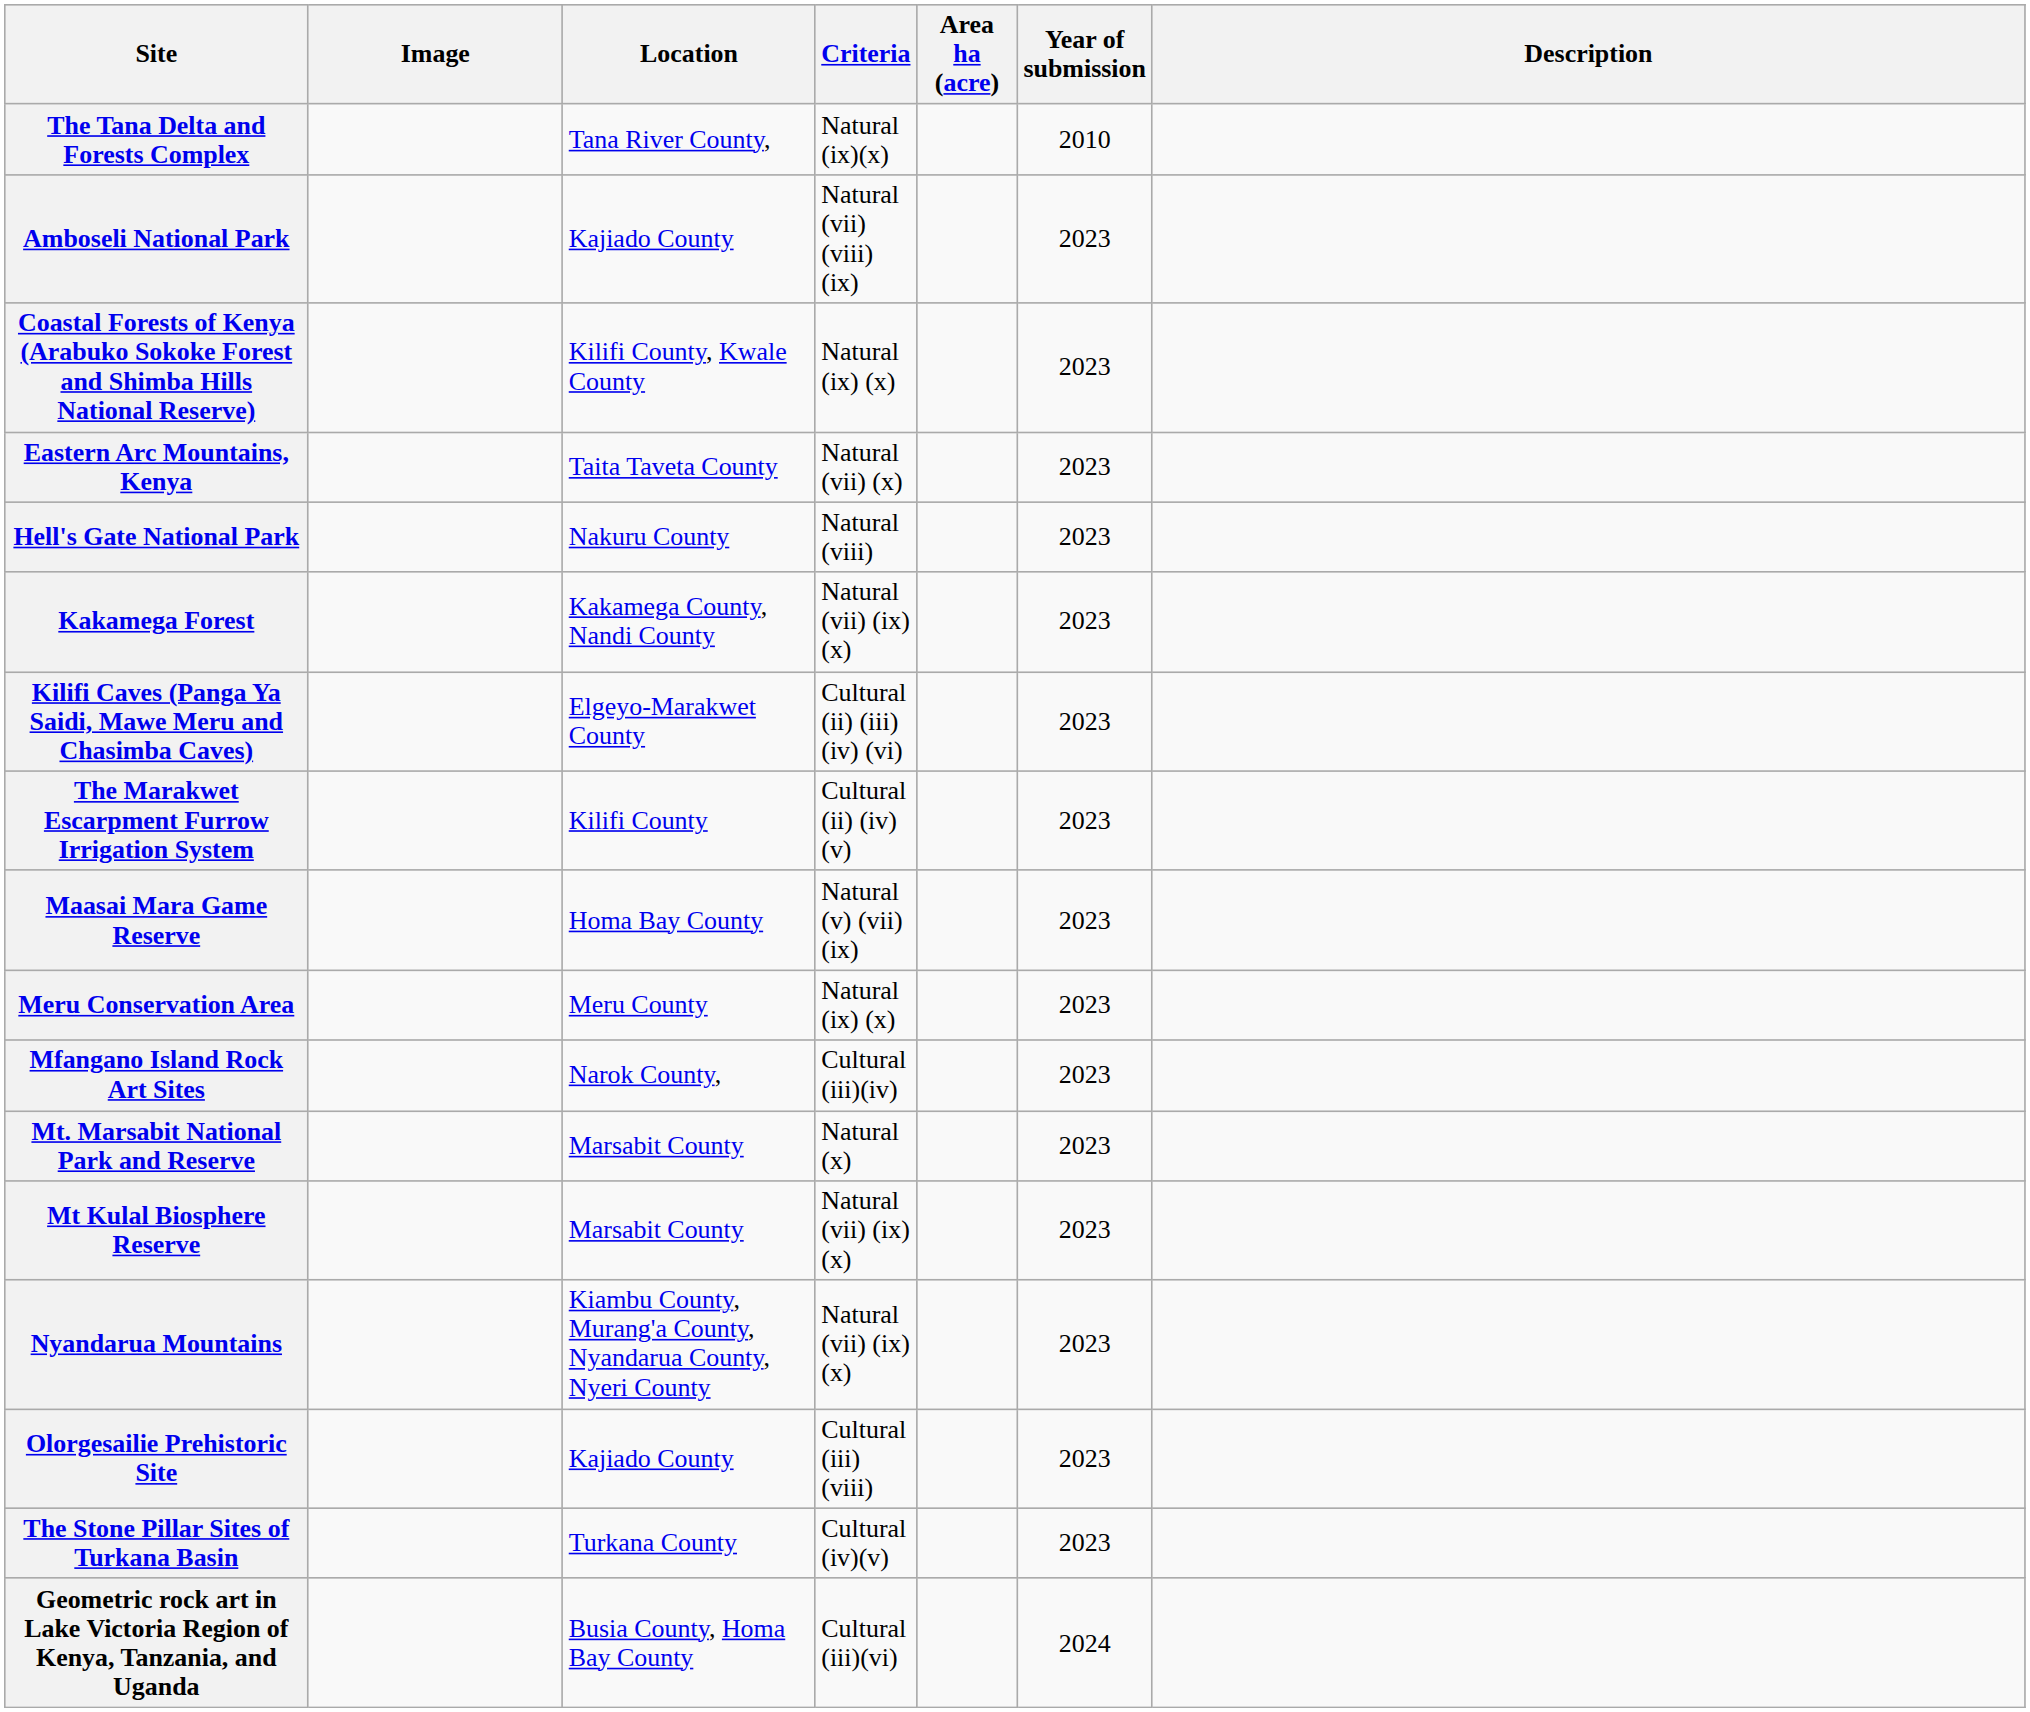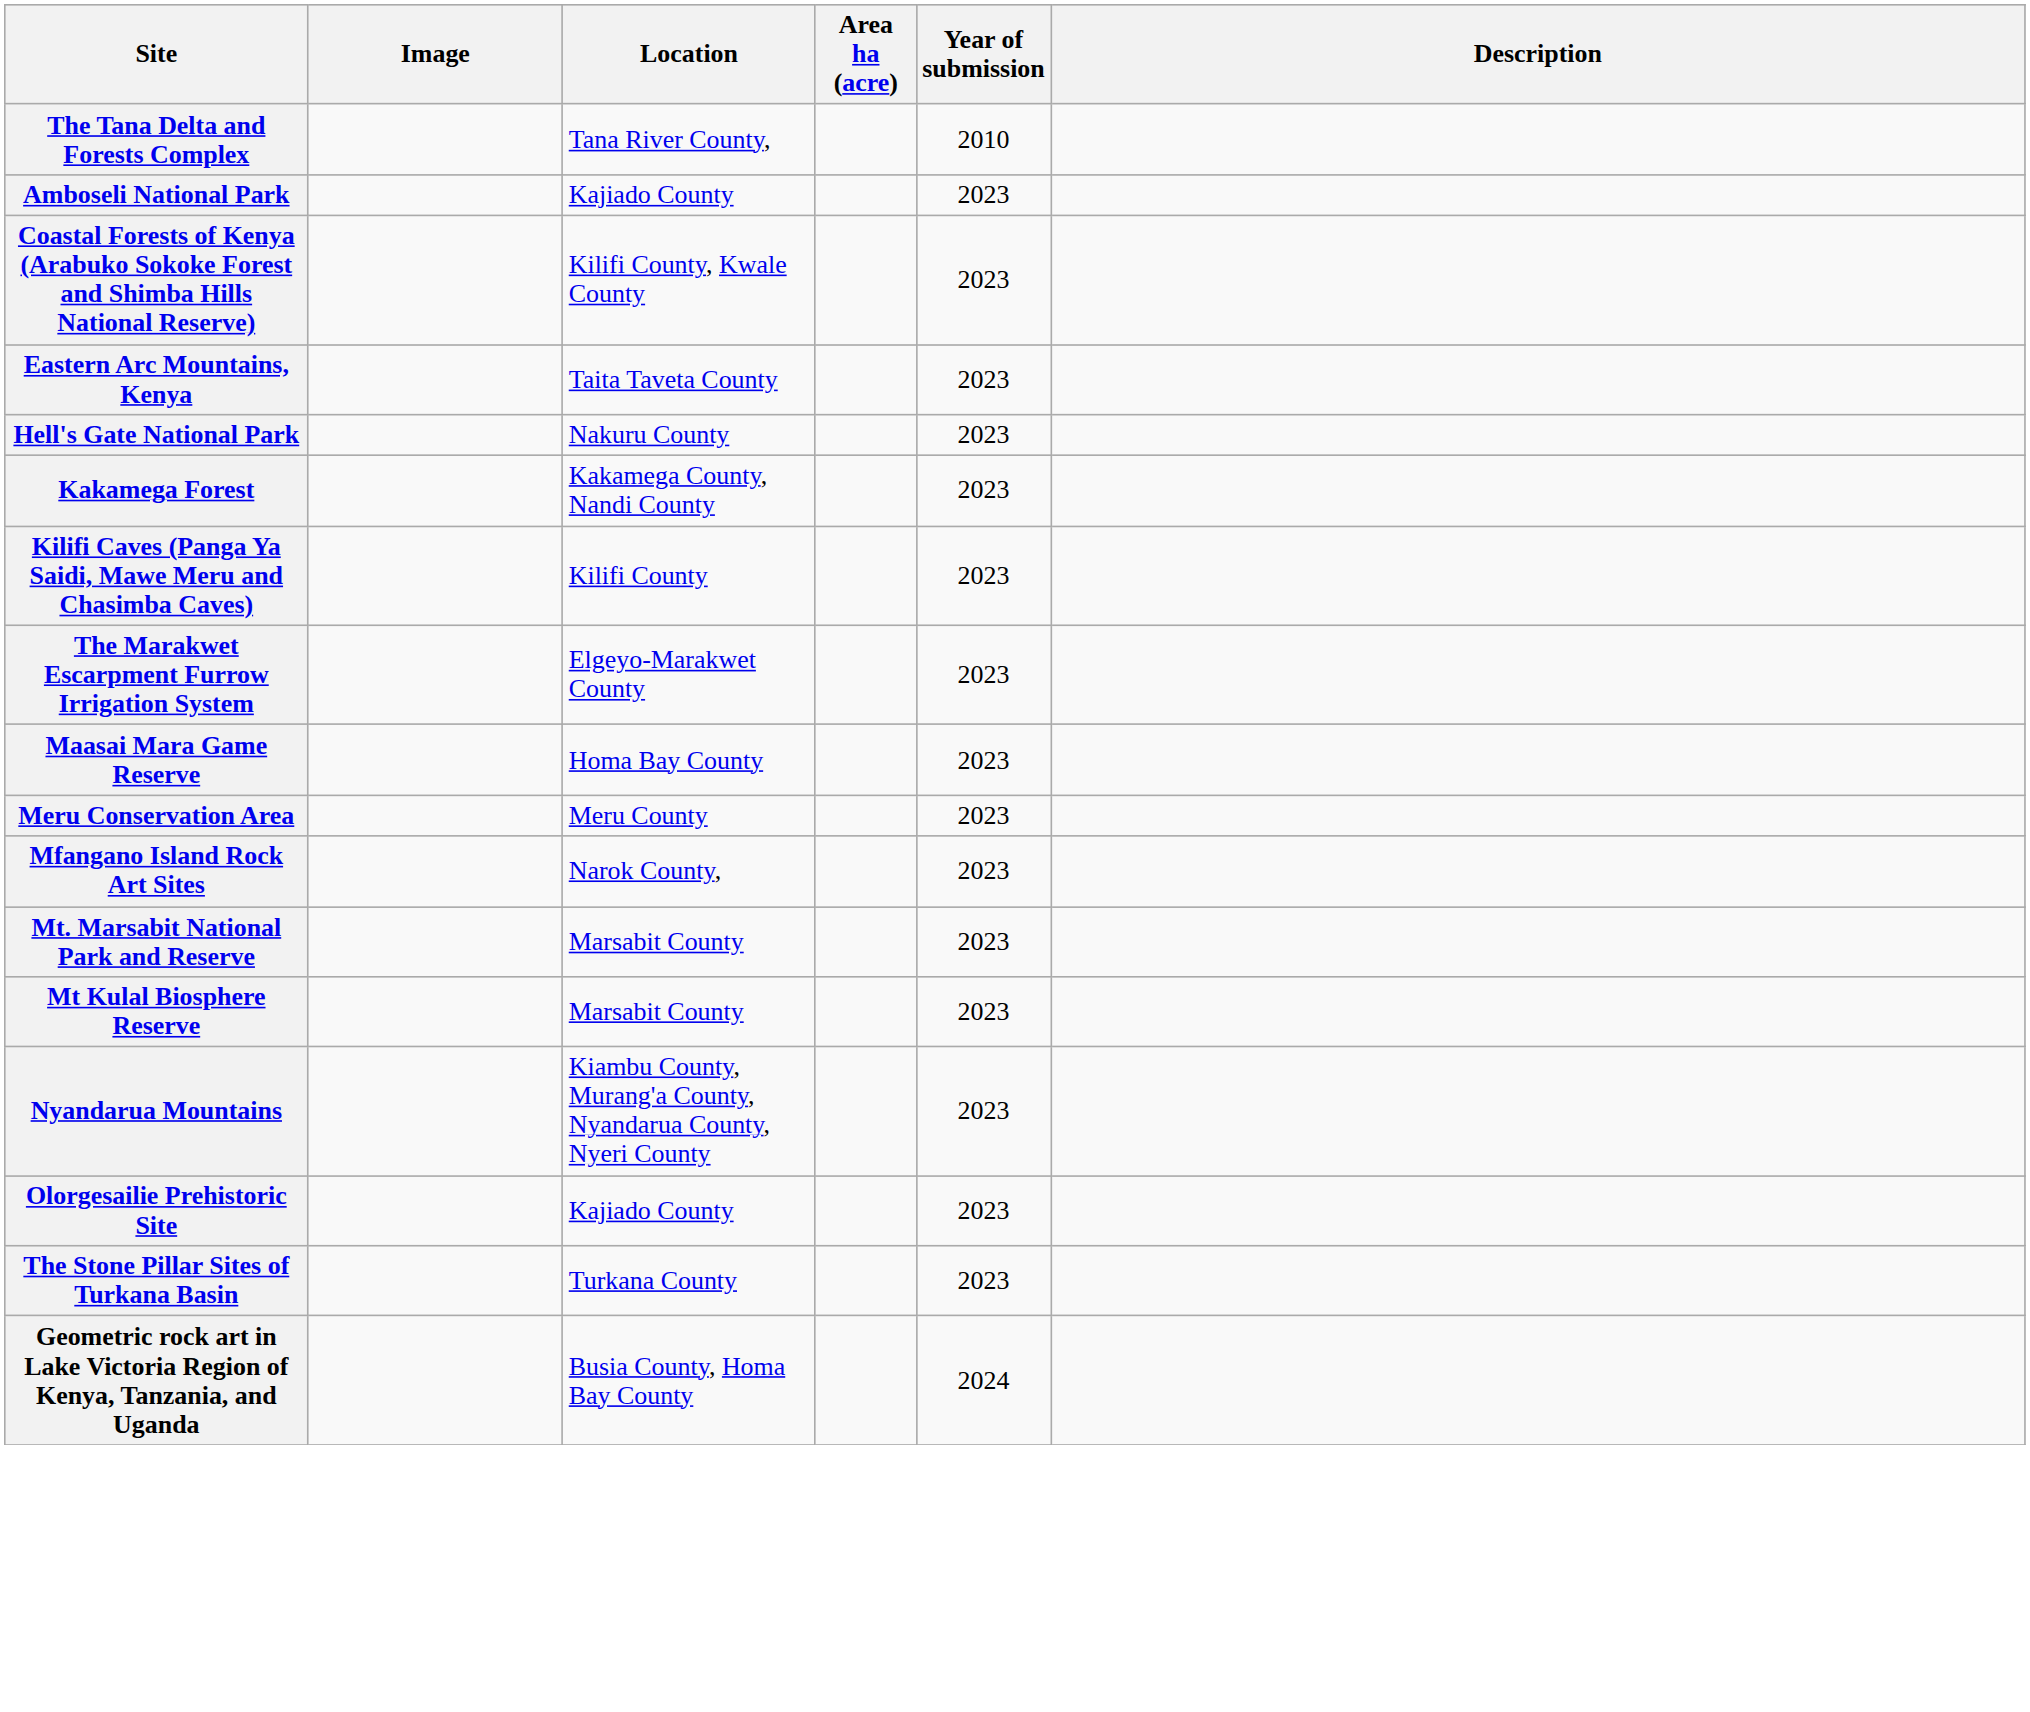- column: (866, 54)
(662, 721) Elgeyo-Marakwet County -> (638, 575) Kilifi County
(638, 820) Kilifi County -> (662, 674) Elgeyo-Marakwet County
